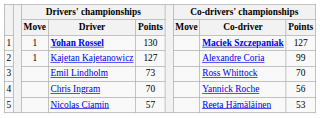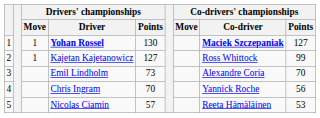(233, 58) Alexandre Coria -> (230, 58) Ross Whittock
(230, 73) Ross Whittock -> (233, 73) Alexandre Coria
